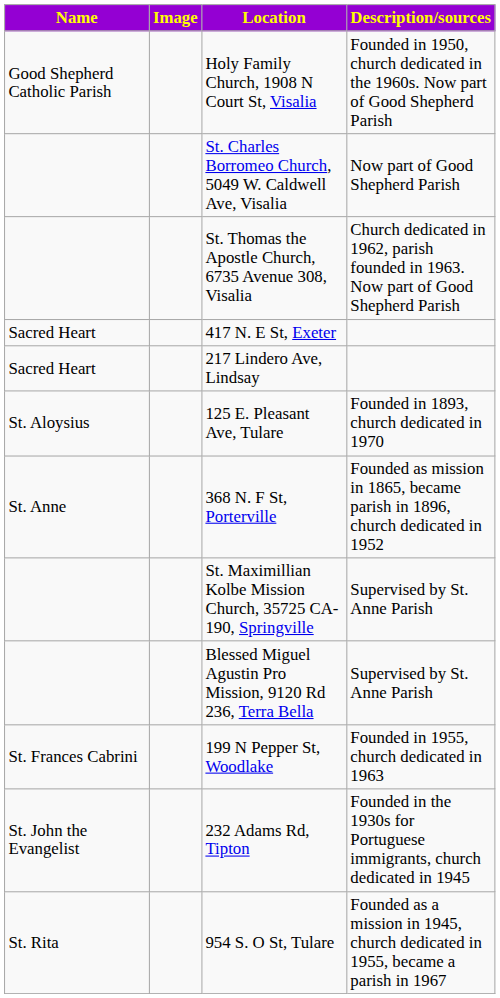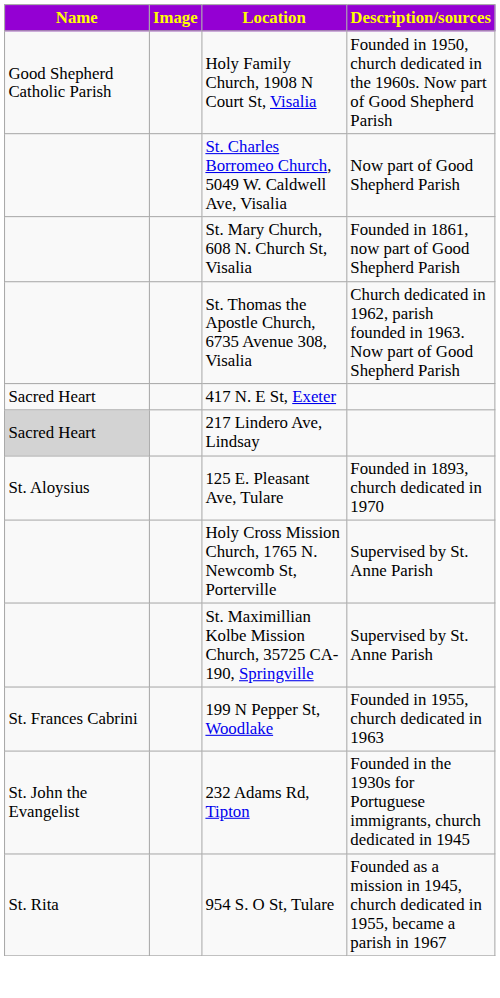+ row: (266, 248)
(52, 368) no background -> (52, 432) lightgrey background
- row: (246, 506)
+ row: (273, 561)
- row: (265, 682)
